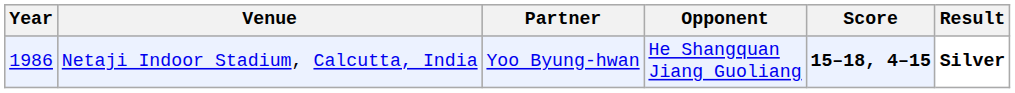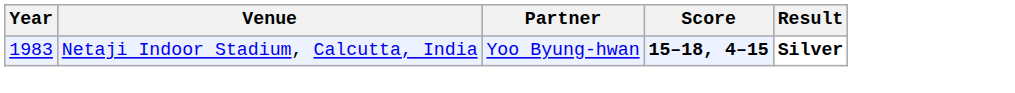- column: (725, 20)
(31, 61) 1986 -> (31, 50) 1983
